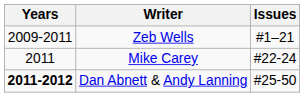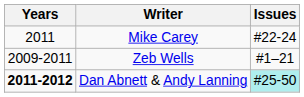rows swapped: (163, 37) <-> (163, 59)
(275, 80) no background -> (275, 80) paleturquoise background
